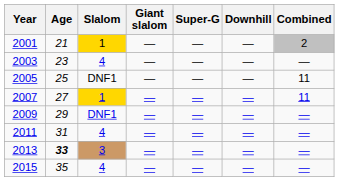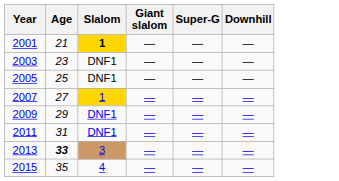- column: (304, 19)
(102, 43) normal -> (102, 43) bold
(102, 61) 4 -> (102, 61) DNF1
(102, 132) 4 -> (102, 132) DNF1
